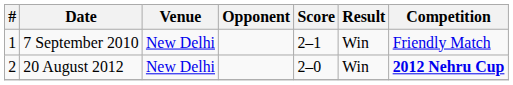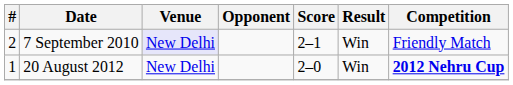(12, 42) 1 -> (12, 42) 2
(180, 42) no background -> (180, 42) lavender background
(12, 67) 2 -> (12, 67) 1
